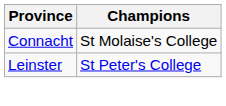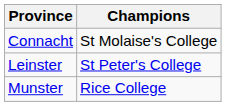+ row: (35, 88)
